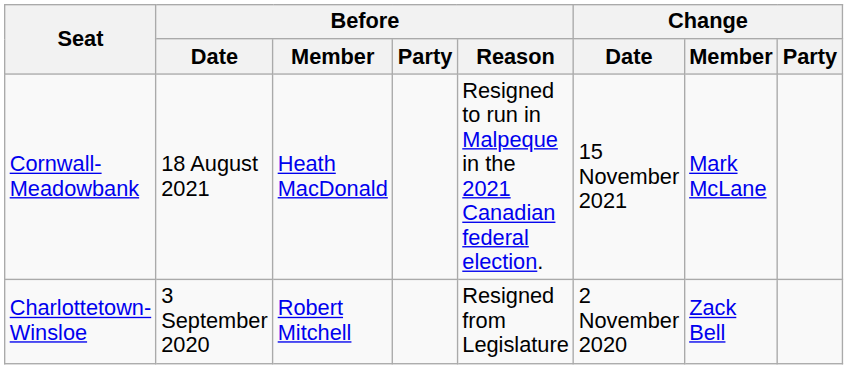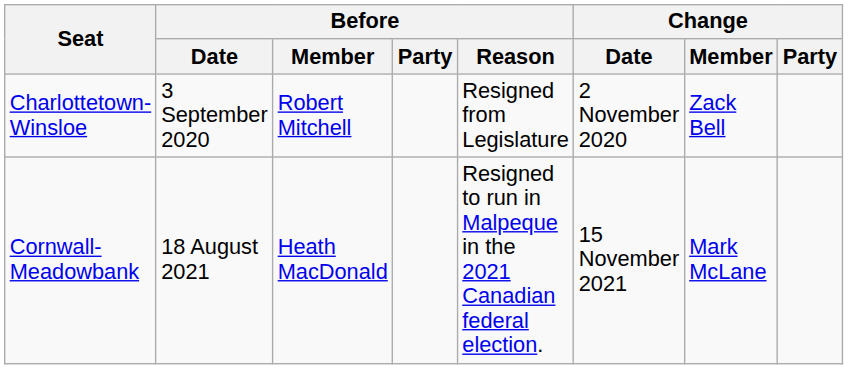rows swapped: (80, 321) <-> (74, 176)
